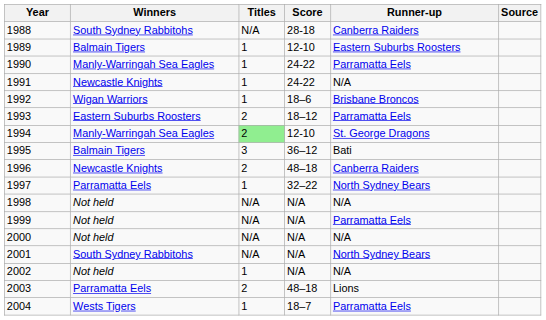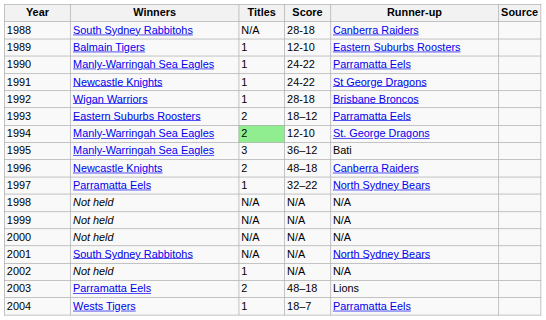(342, 82) N/A -> (380, 82) St George Dragons
(299, 99) 18–6 -> (301, 99) 28-18
(109, 151) Balmain Tigers -> (144, 151) Manly-Warringah Sea Eagles
(372, 220) Parramatta Eels -> (342, 220) N/A
